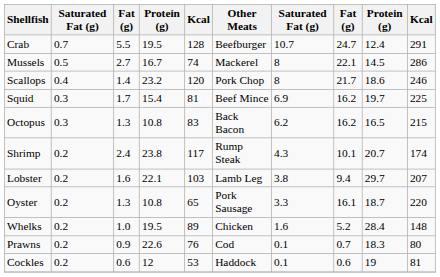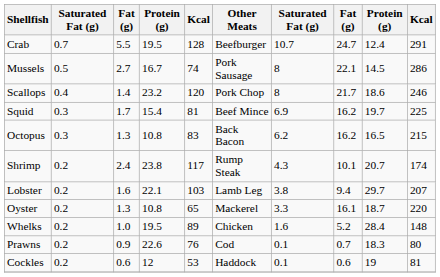(237, 62) Mackerel -> (234, 68) Pork Sausage
(234, 202) Pork Sausage -> (237, 208) Mackerel
